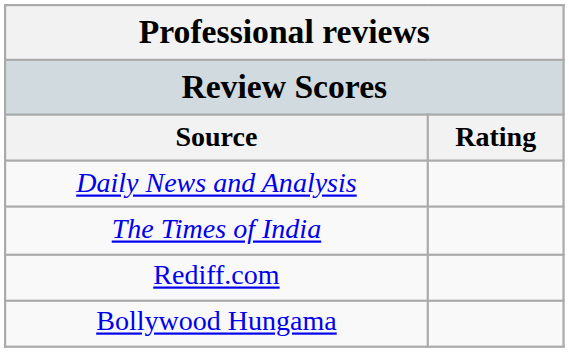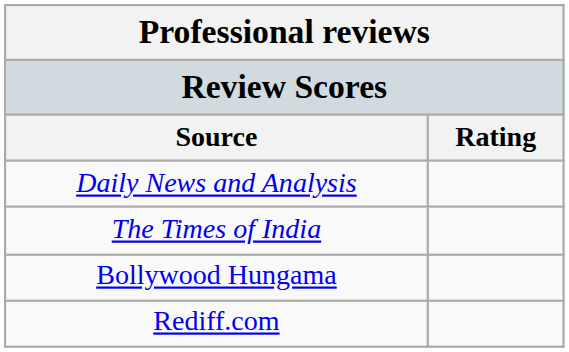rows swapped: (216, 322) <-> (216, 276)
